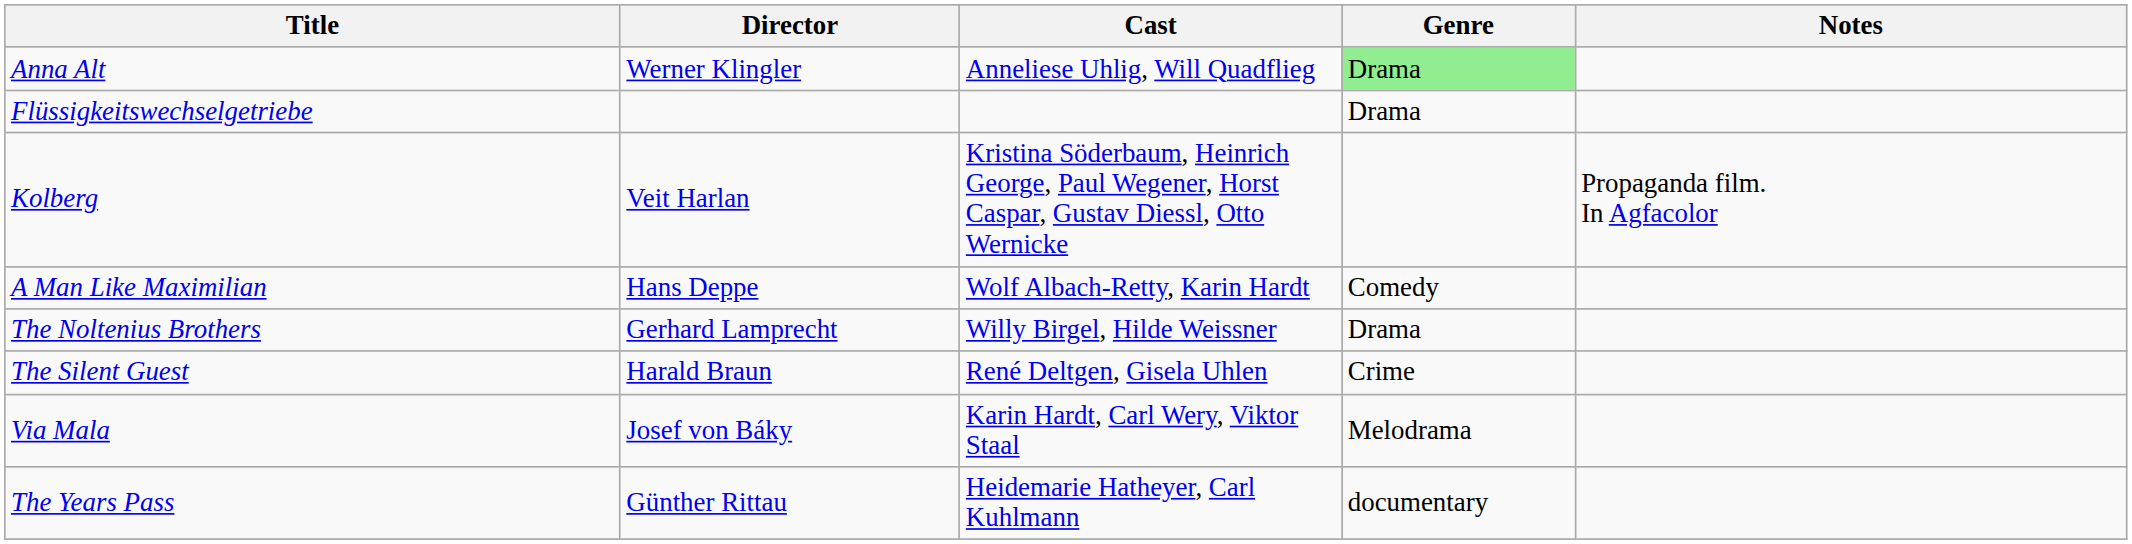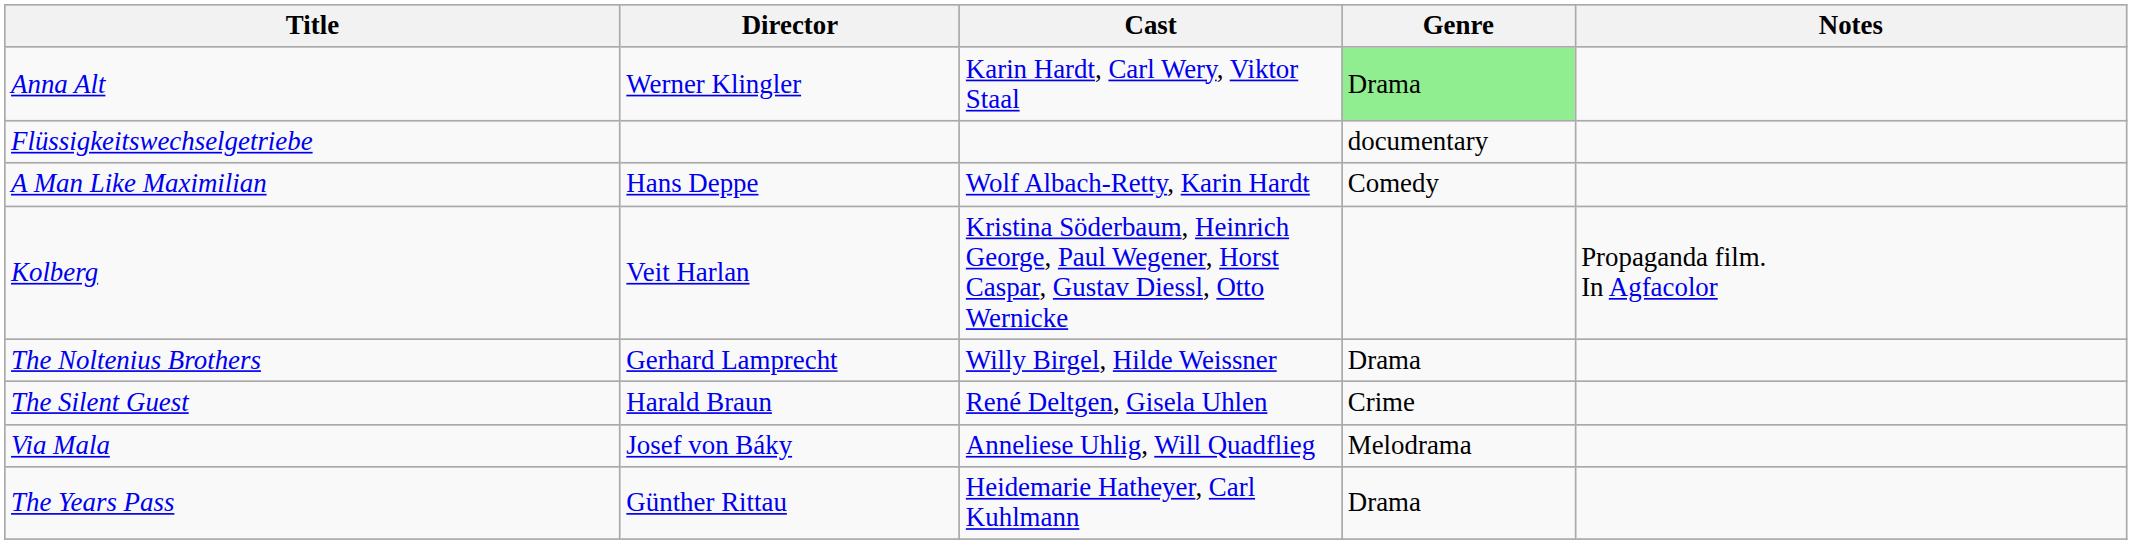(1141, 68) Anneliese Uhlig, Will Quadflieg -> (1132, 83) Karin Hardt, Carl Wery, Viktor Staal
(1384, 111) Drama -> (1418, 141) documentary
rows swapped: (55, 199) <-> (139, 287)
(1132, 430) Karin Hardt, Carl Wery, Viktor Staal -> (1141, 445) Anneliese Uhlig, Will Quadflieg
(1418, 502) documentary -> (1384, 502) Drama
